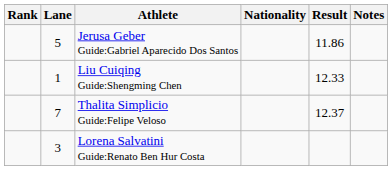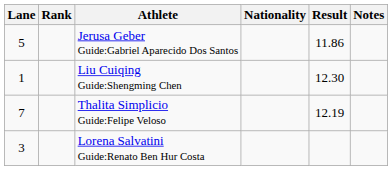columns swapped: (23, 14) <-> (58, 14)
(330, 77) 12.33 -> (330, 77) 12.30
(330, 112) 12.37 -> (330, 112) 12.19
